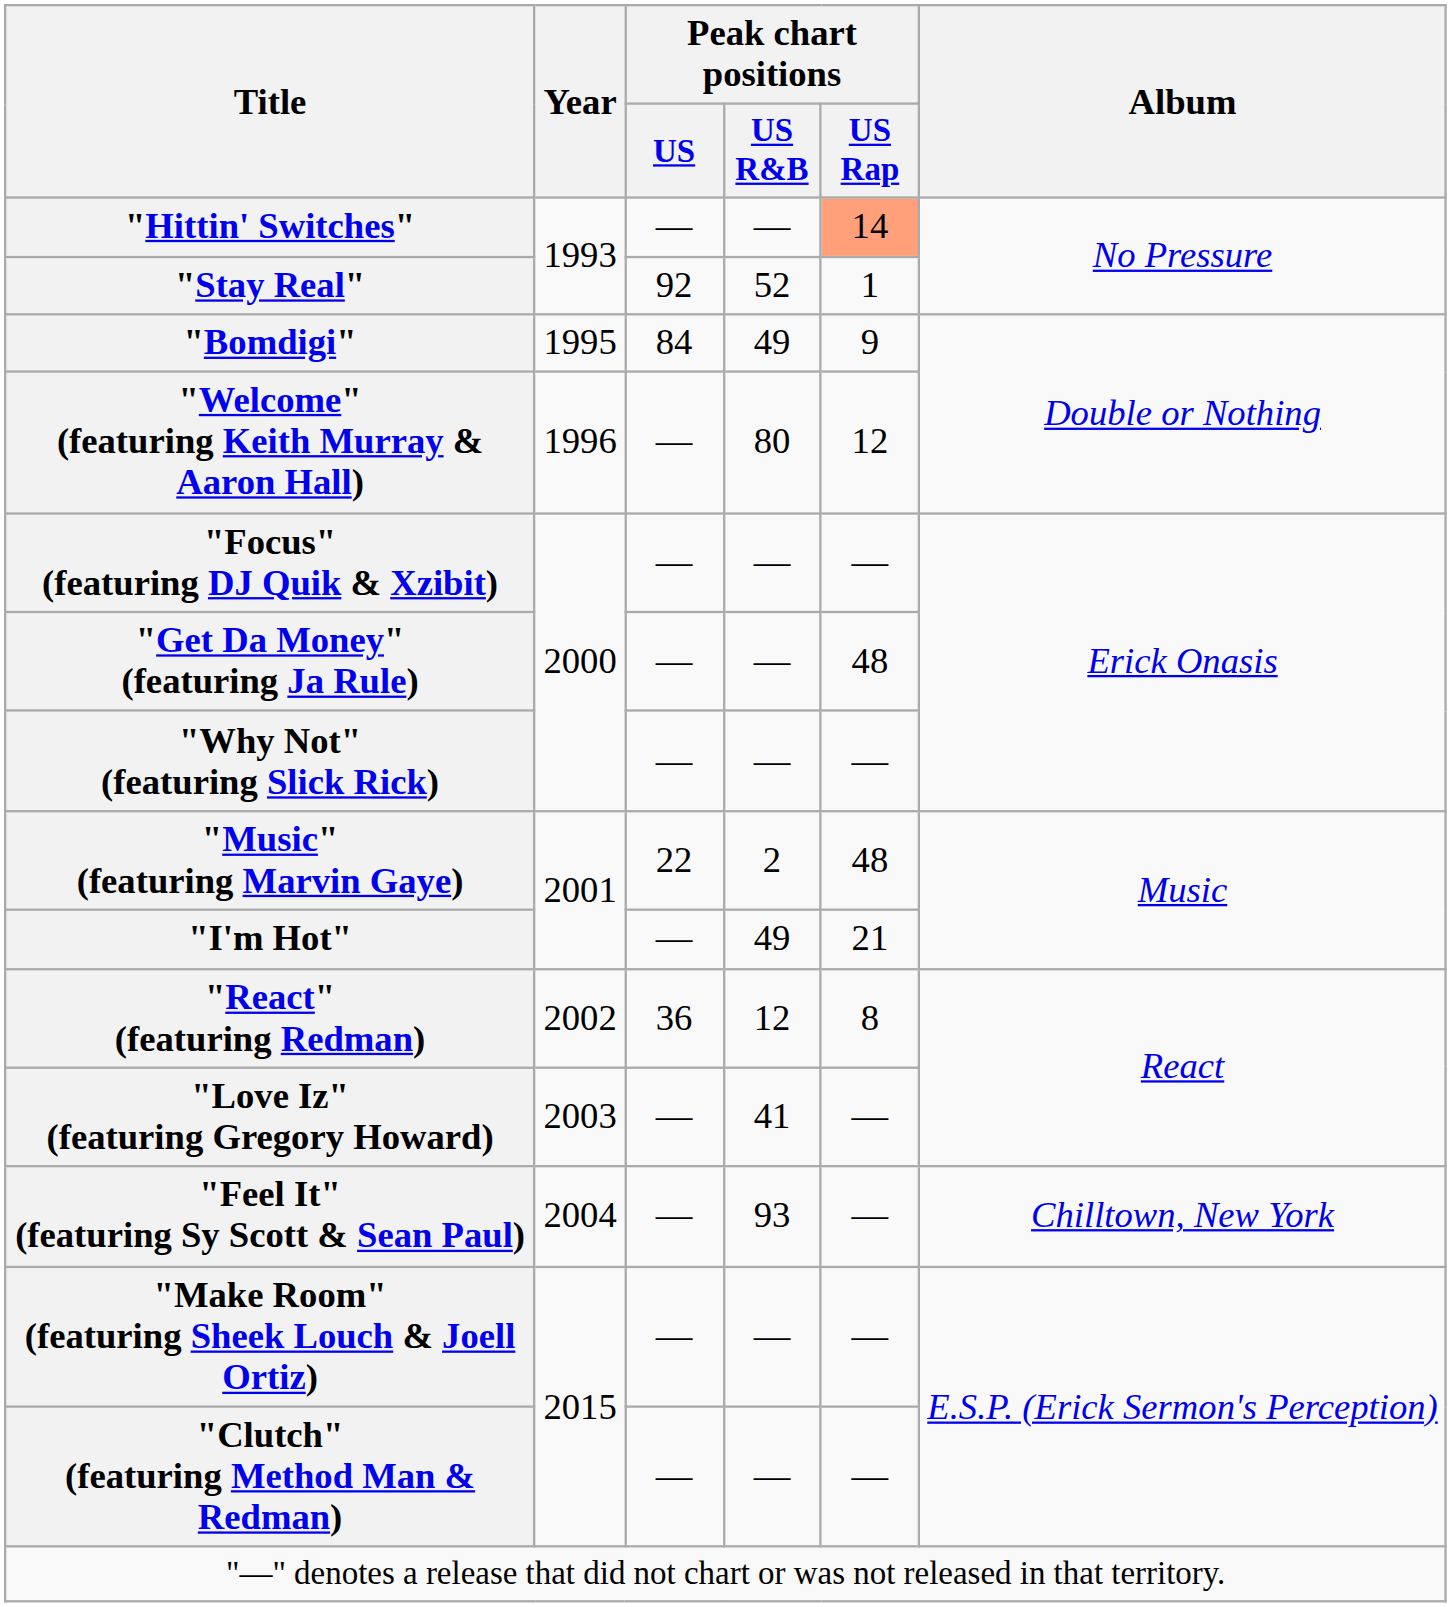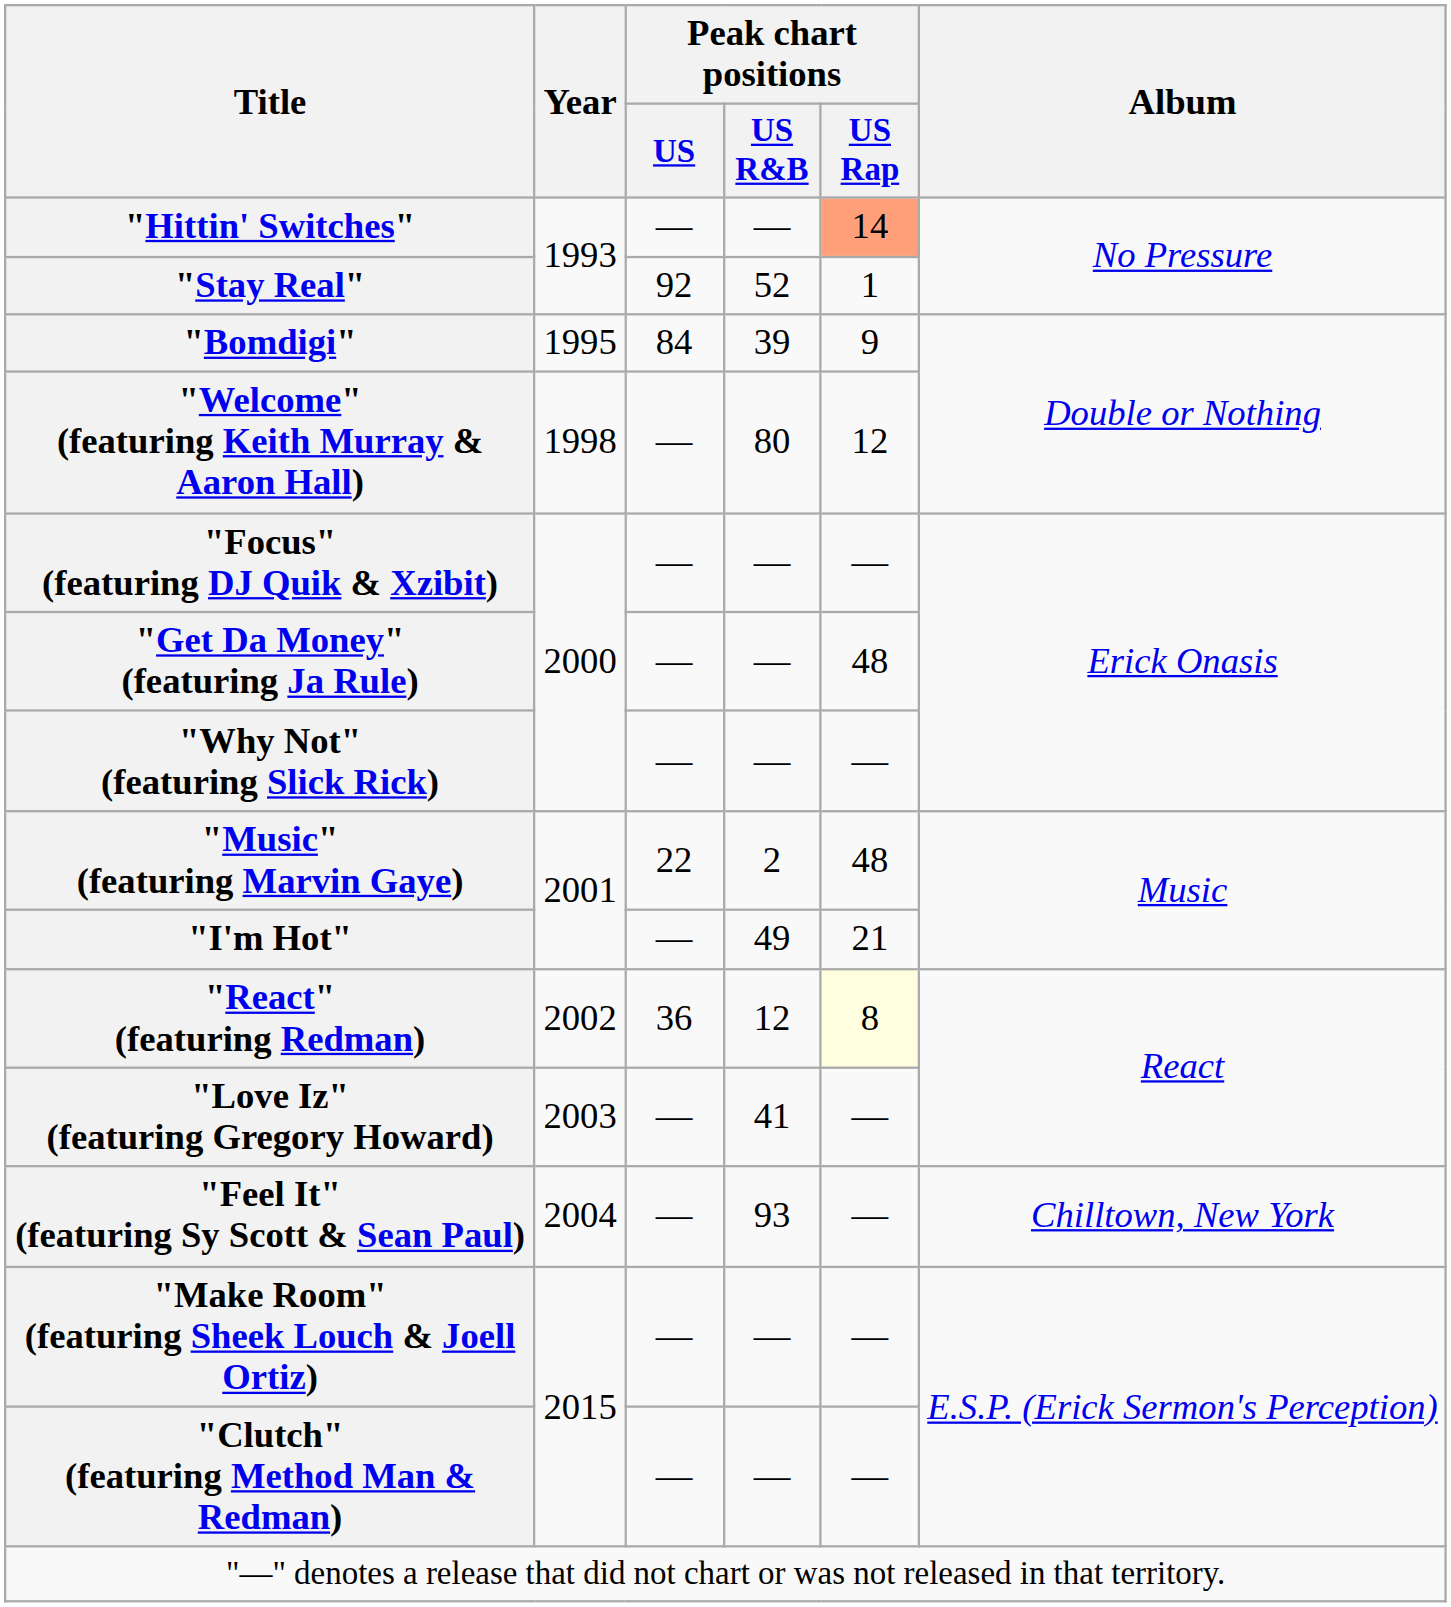(772, 342) 49 -> (772, 342) 39
(580, 441) 1996 -> (580, 441) 1998
(870, 1017) no background -> (870, 1017) lightyellow background
